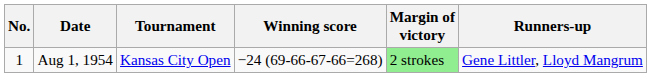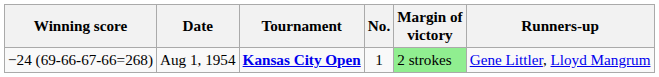columns swapped: (19, 26) <-> (310, 26)
(175, 60) normal -> (302, 60) bold
